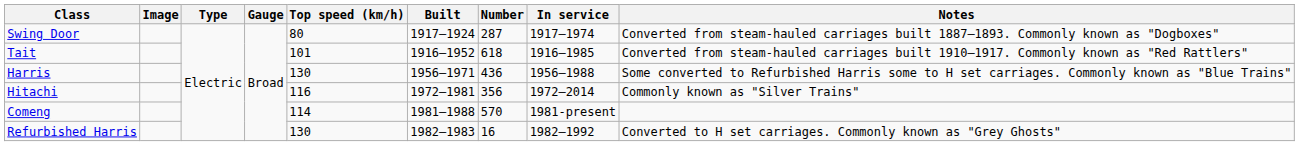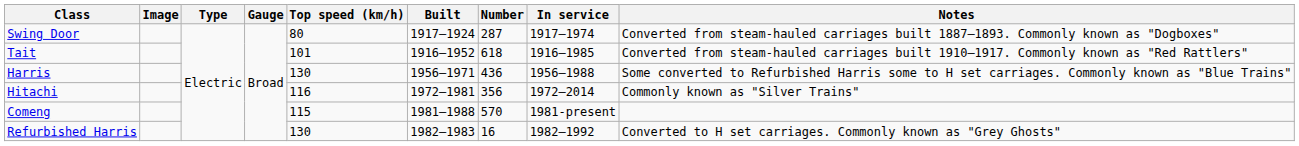(300, 112) 114 -> (300, 112) 115
